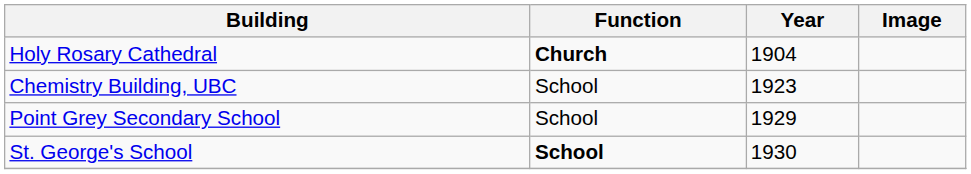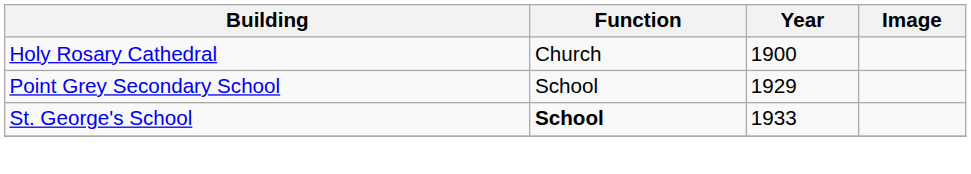(571, 53) bold -> (568, 53) normal
(774, 53) 1904 -> (774, 53) 1900
- row: (123, 86)
(774, 151) 1930 -> (774, 119) 1933
